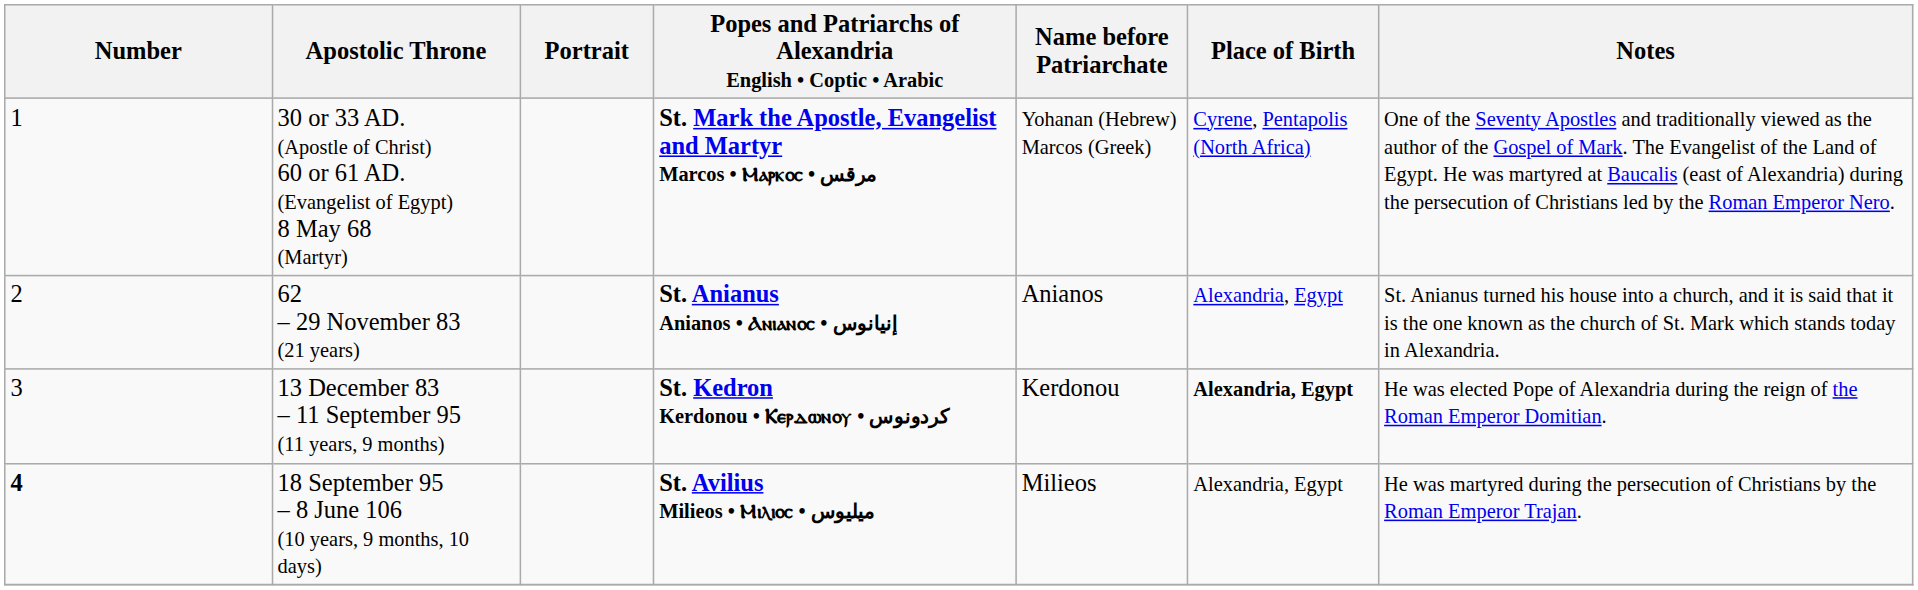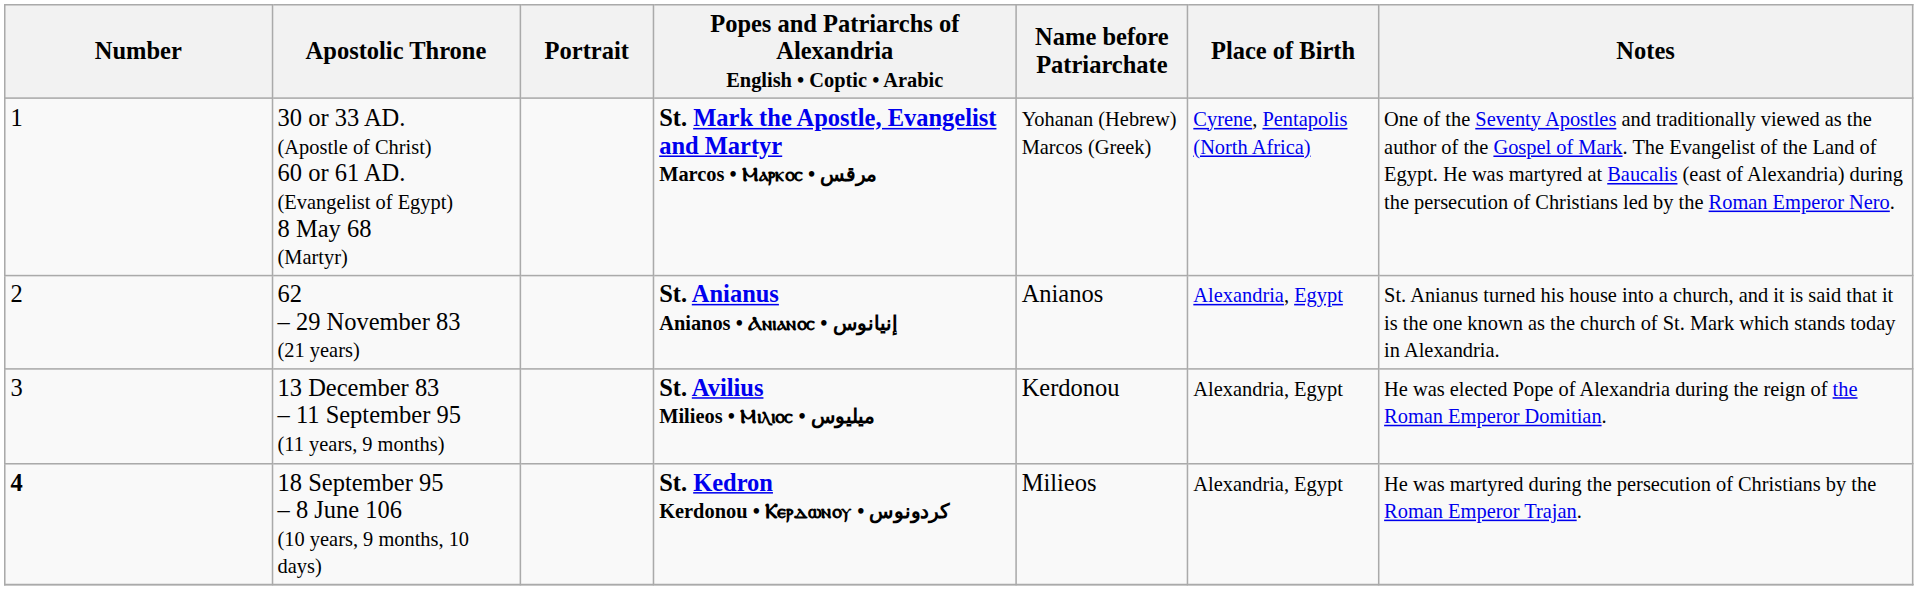(804, 402) St. Kedron Kerdonou • Ⲕⲉⲣⲇⲱⲛⲟⲩ • كردونوس -> (767, 402) St. Avilius Milieos • Ⲙⲓⲗⲓⲟⲥ • ميليوس
(1273, 388) bold -> (1268, 389) normal
(767, 495) St. Avilius Milieos • Ⲙⲓⲗⲓⲟⲥ • ميليوس -> (804, 495) St. Kedron Kerdonou • Ⲕⲉⲣⲇⲱⲛⲟⲩ • كردونوس
